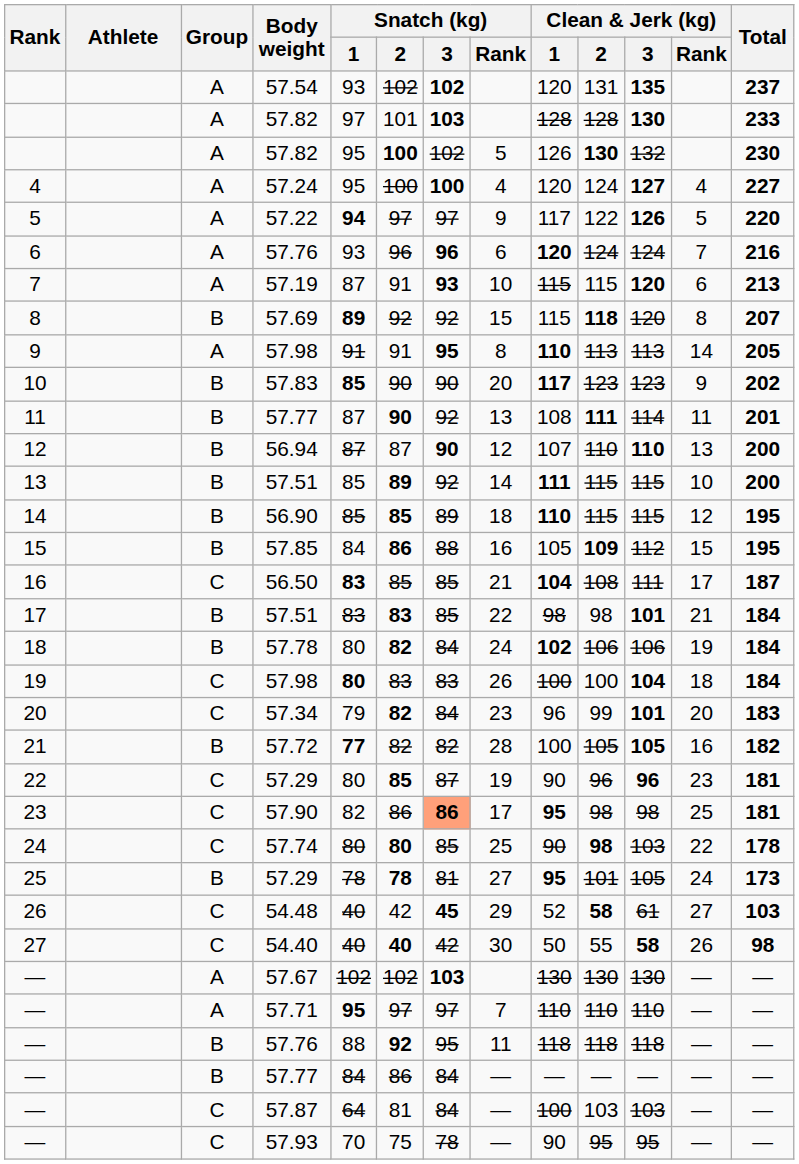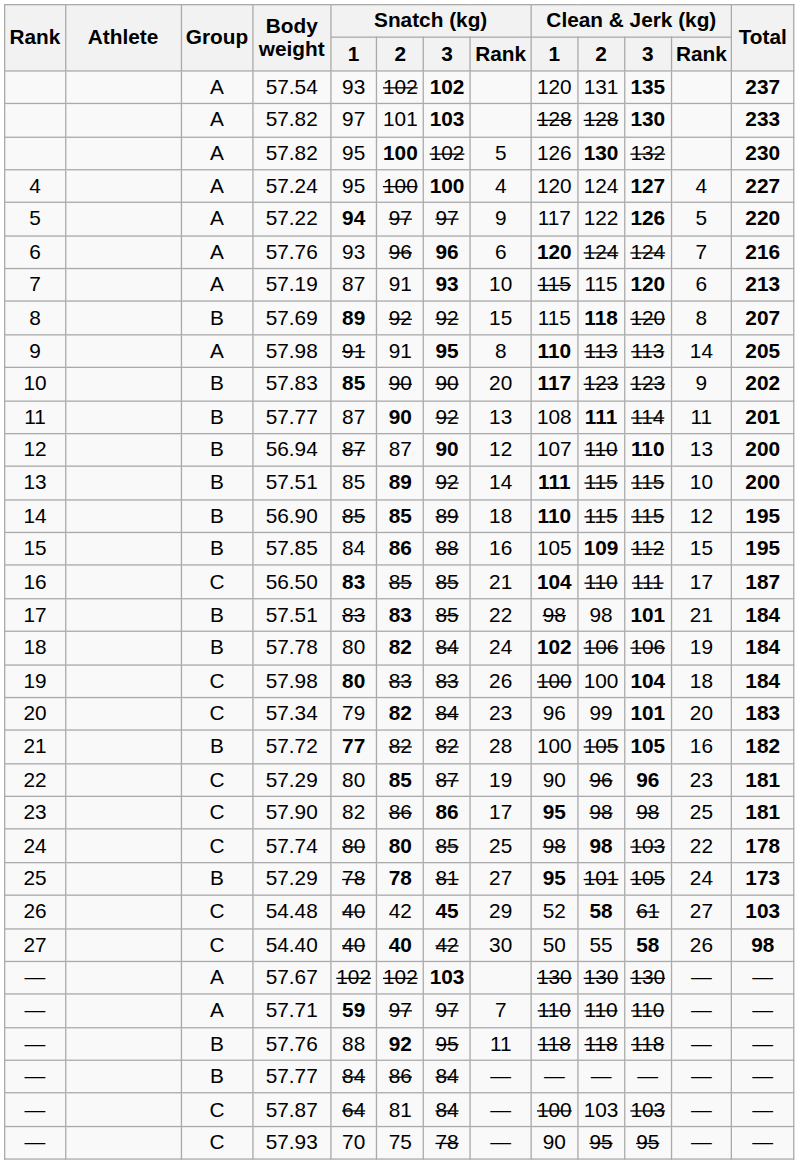(601, 581) 108 -> (601, 581) 110
(447, 812) lightsalmon background -> (447, 812) no background
(554, 845) 90 -> (554, 845) 98
(354, 1010) 95 -> (354, 1010) 59
